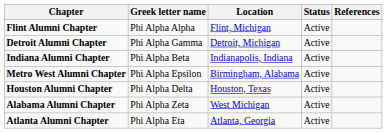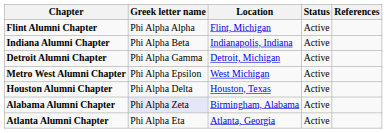rows swapped: (58, 58) <-> (57, 43)
(255, 74) Birmingham, Alabama -> (240, 74) West Michigan
(160, 105) no background -> (160, 105) lavender background
(240, 105) West Michigan -> (255, 105) Birmingham, Alabama
